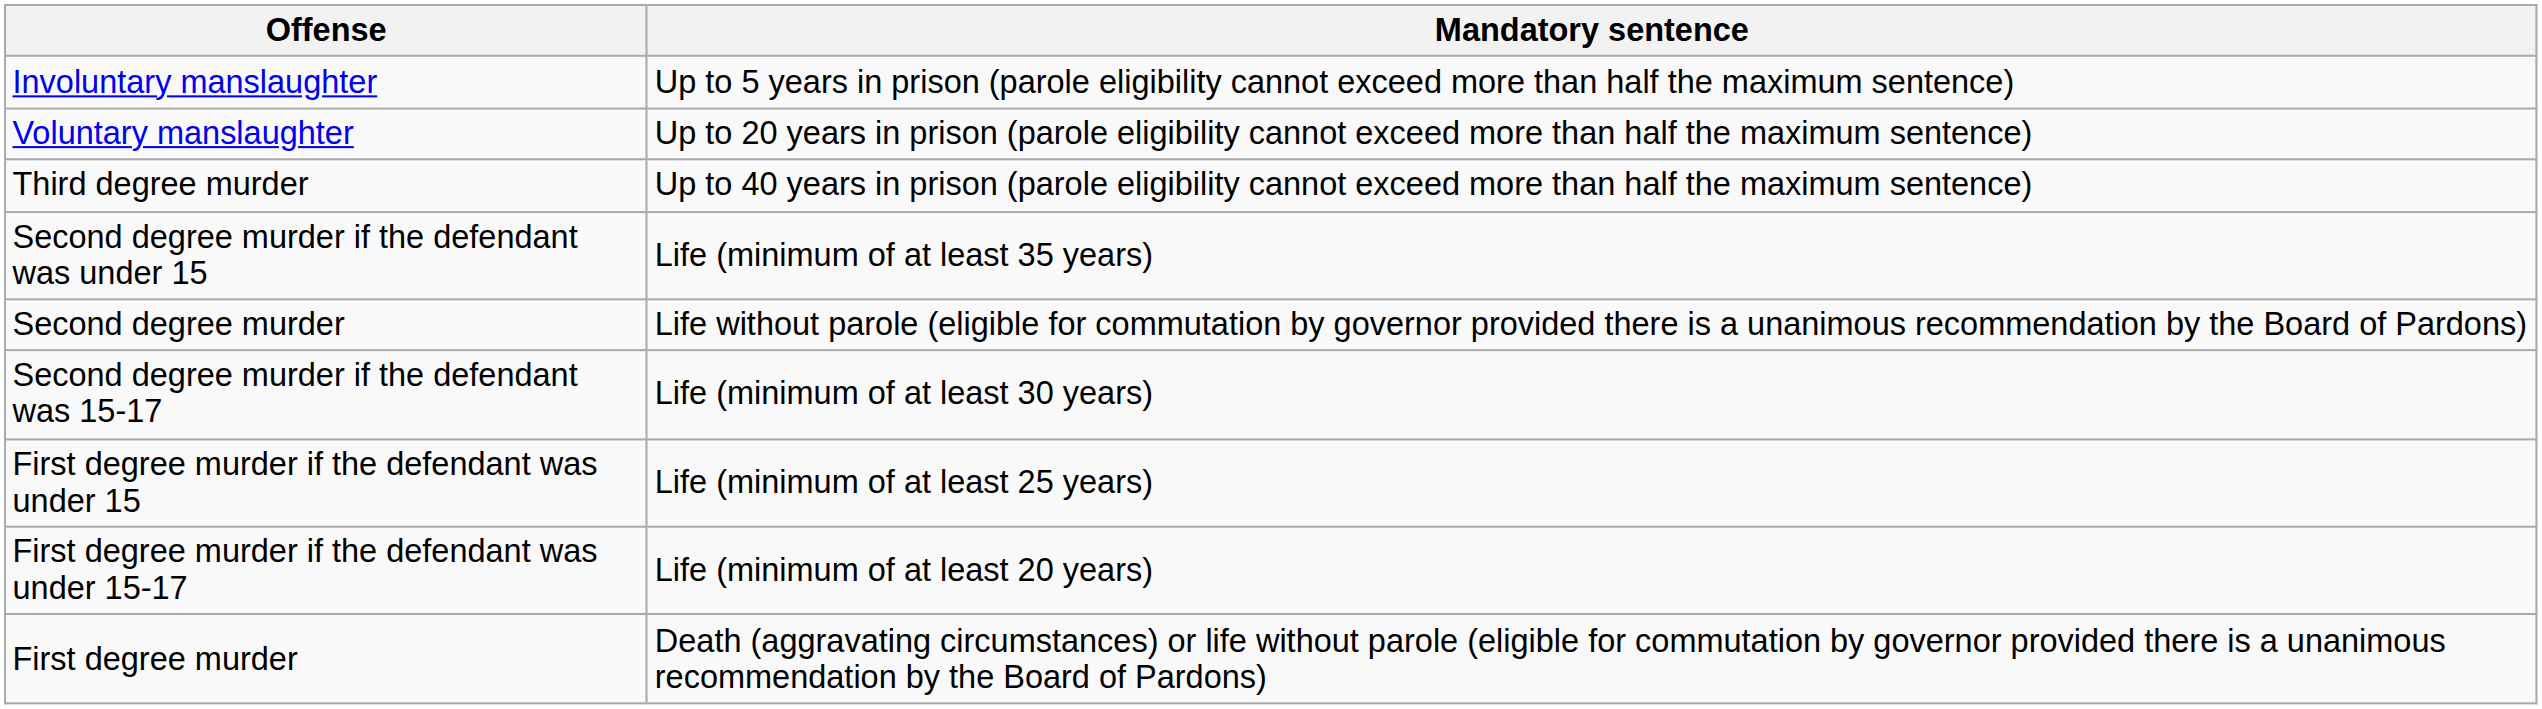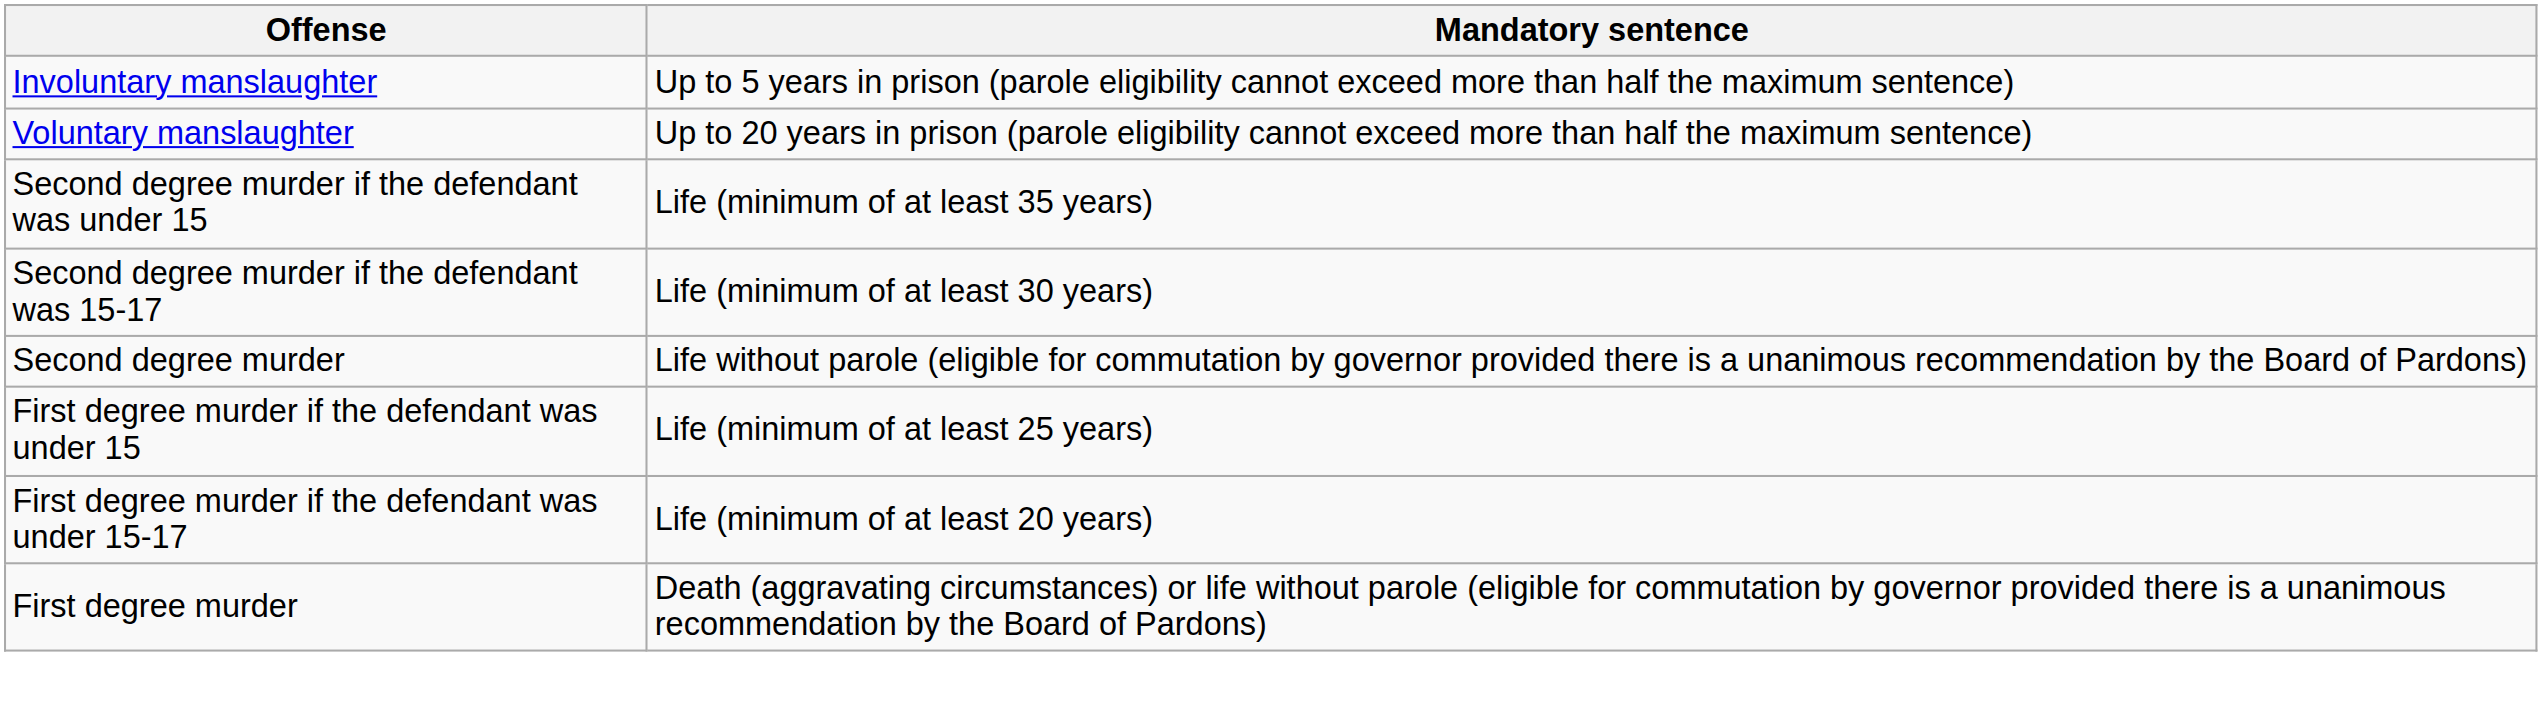- row: (161, 184)
rows swapped: (295, 394) <-> (179, 324)
